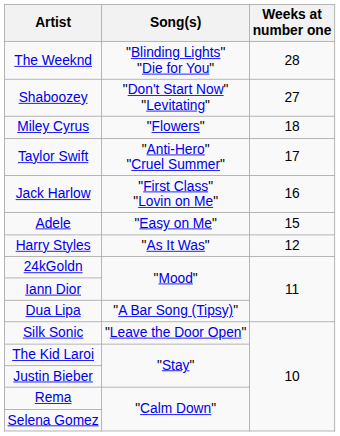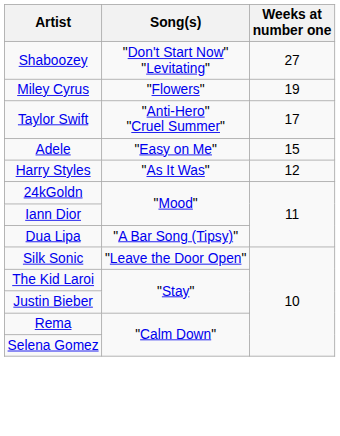- row: (53, 60)
(292, 127) 18 -> (292, 90) 19
- row: (53, 194)
